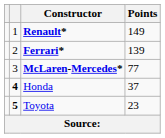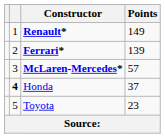(133, 68) 77 -> (133, 68) 57
(15, 105) bold -> (15, 105) normal
